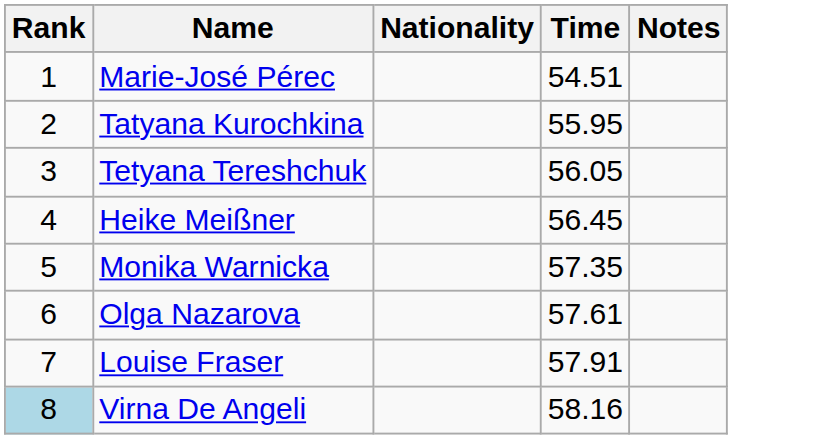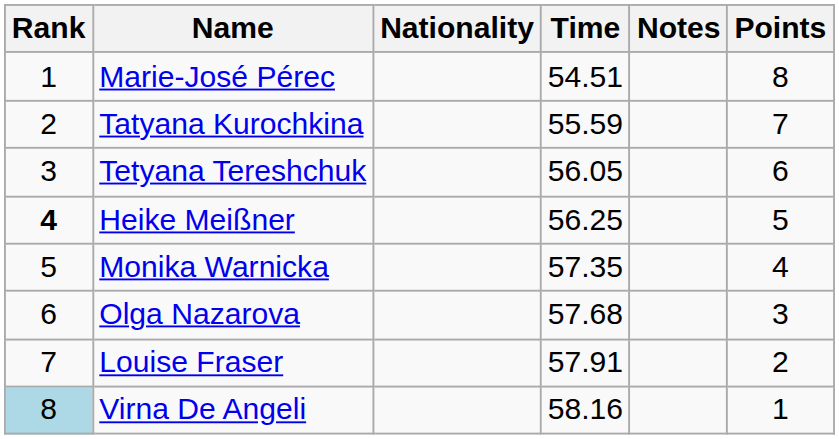+ column: (780, 28)
(585, 123) 55.95 -> (585, 123) 55.59
(49, 219) normal -> (49, 219) bold
(585, 219) 56.45 -> (585, 219) 56.25
(585, 314) 57.61 -> (585, 314) 57.68
